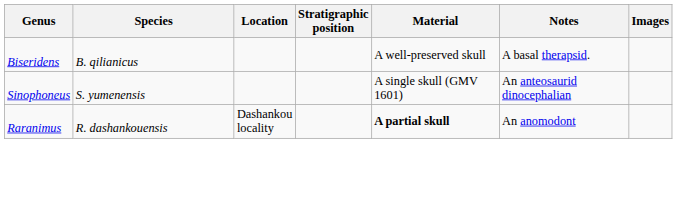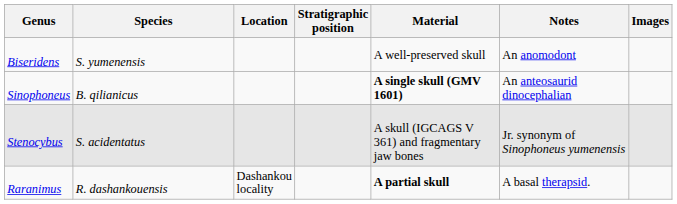(107, 61) B. qilianicus -> (110, 61) S. yumenensis
(546, 54) A basal therapsid. -> (539, 54) An anomodont
(110, 94) S. yumenensis -> (107, 94) B. qilianicus
(426, 87) normal -> (427, 87) bold
+ row: (35, 142)
(539, 121) An anomodont -> (546, 182) A basal therapsid.
